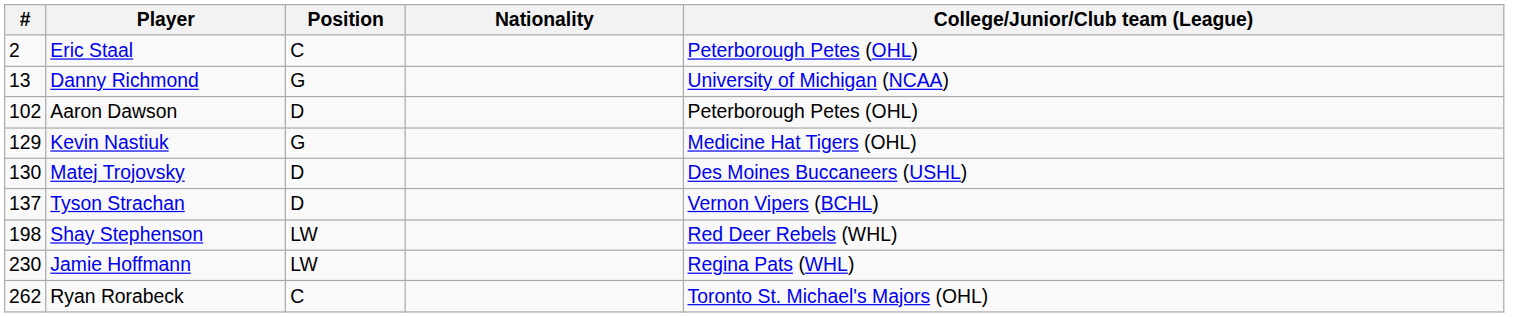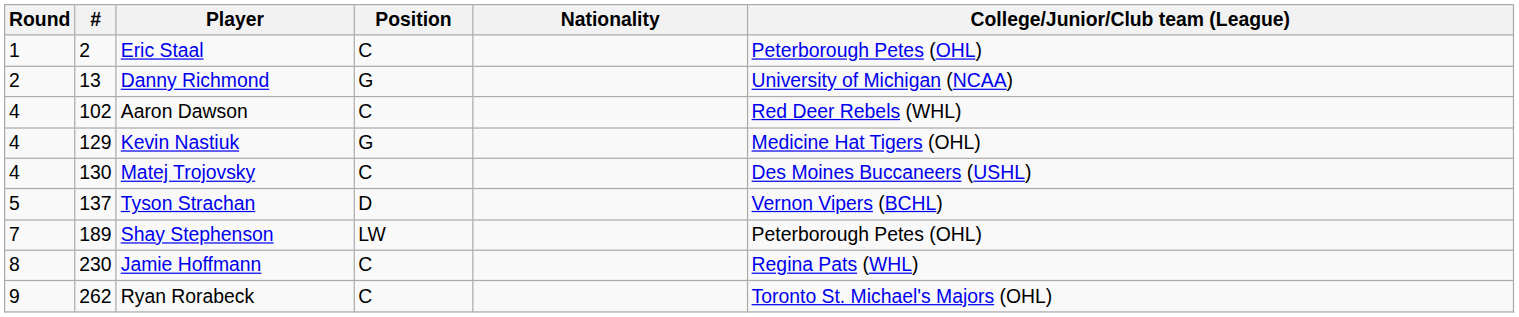+ column: (40, 19)
(297, 111) D -> (365, 111) C
(803, 111) Peterborough Petes (OHL) -> (857, 111) Red Deer Rebels (WHL)
(297, 173) D -> (365, 173) C
(25, 234) 198 -> (95, 234) 189
(792, 234) Red Deer Rebels (WHL) -> (867, 234) Peterborough Petes (OHL)
(304, 265) LW -> (365, 265) C
